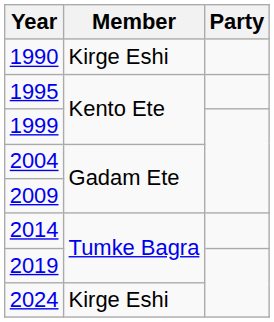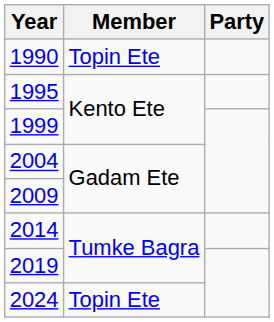(119, 56) Kirge Eshi -> (114, 56) Topin Ete
(119, 299) Kirge Eshi -> (114, 299) Topin Ete
